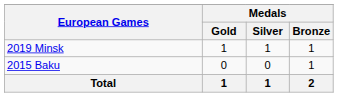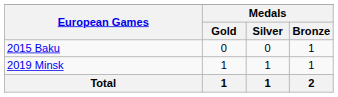rows swapped: (33, 66) <-> (35, 48)
